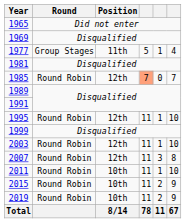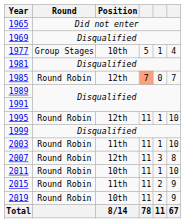(118, 51) 11th -> (118, 51) 10th
(118, 144) 12th -> (118, 144) 11th
(118, 185) 10th -> (118, 185) 11th
